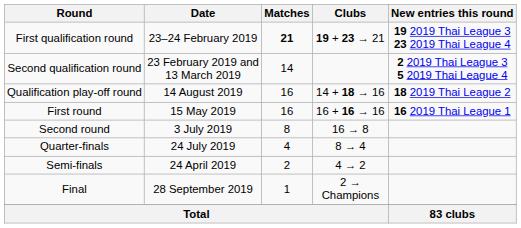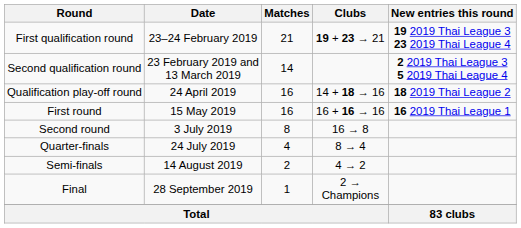(287, 37) bold -> (287, 37) normal
(203, 93) 14 August 2019 -> (203, 93) 24 April 2019
(203, 165) 24 April 2019 -> (203, 165) 14 August 2019
